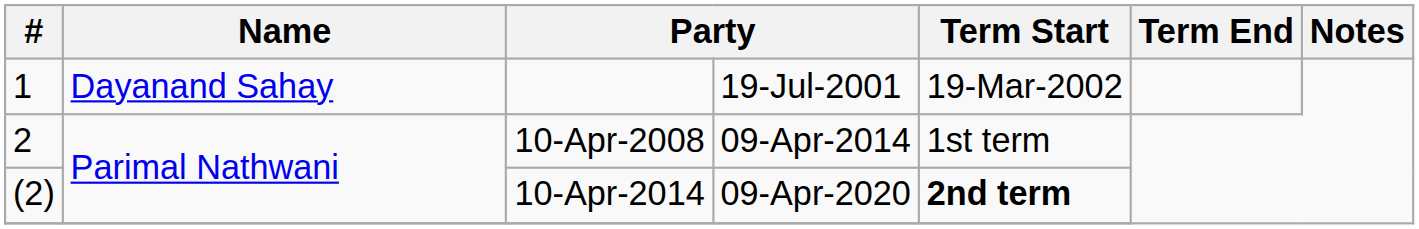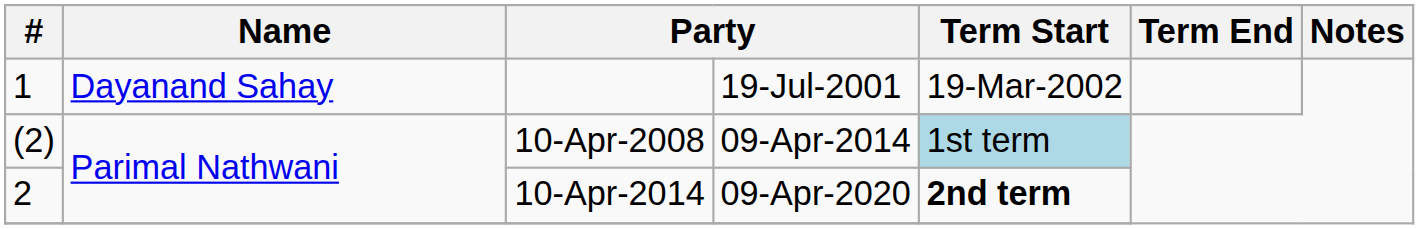(22, 140) 2 -> (34, 140) (2)
(989, 140) no background -> (989, 140) lightblue background
(34, 194) (2) -> (22, 194) 2
